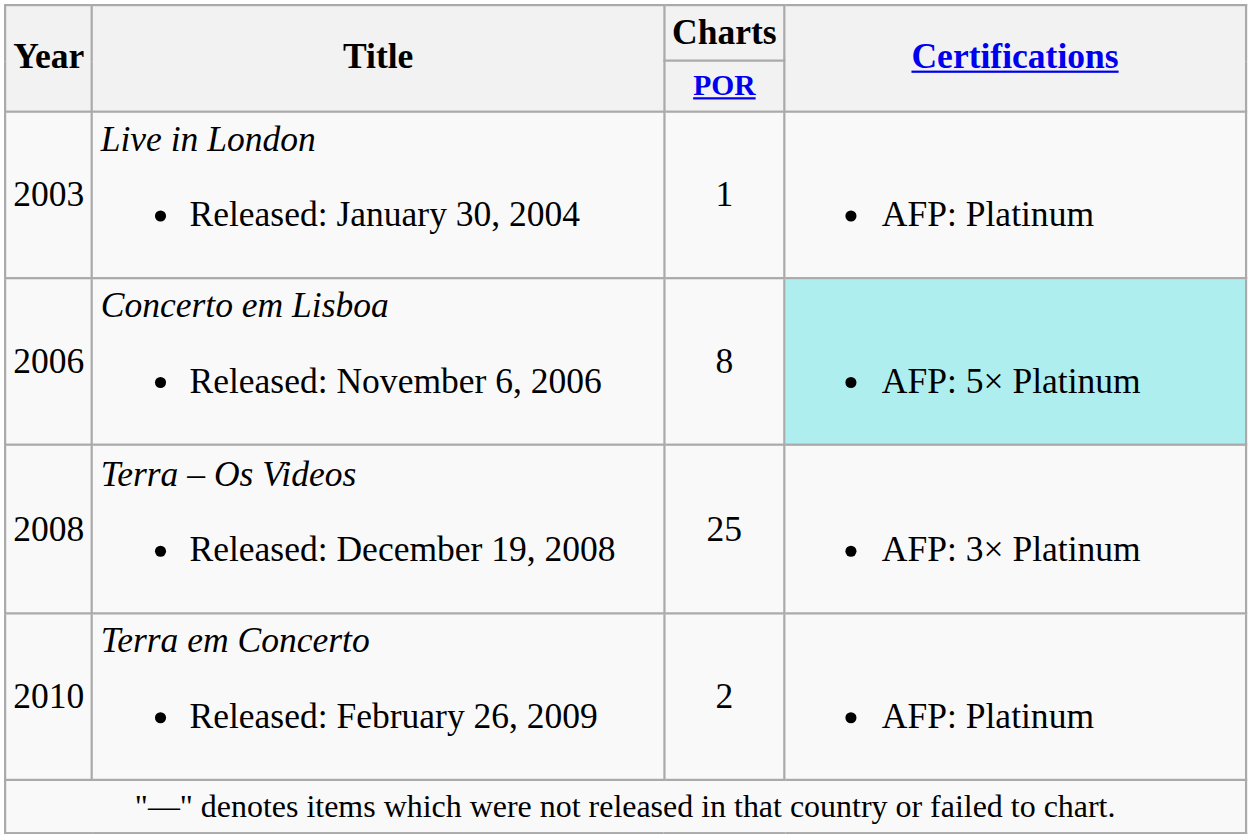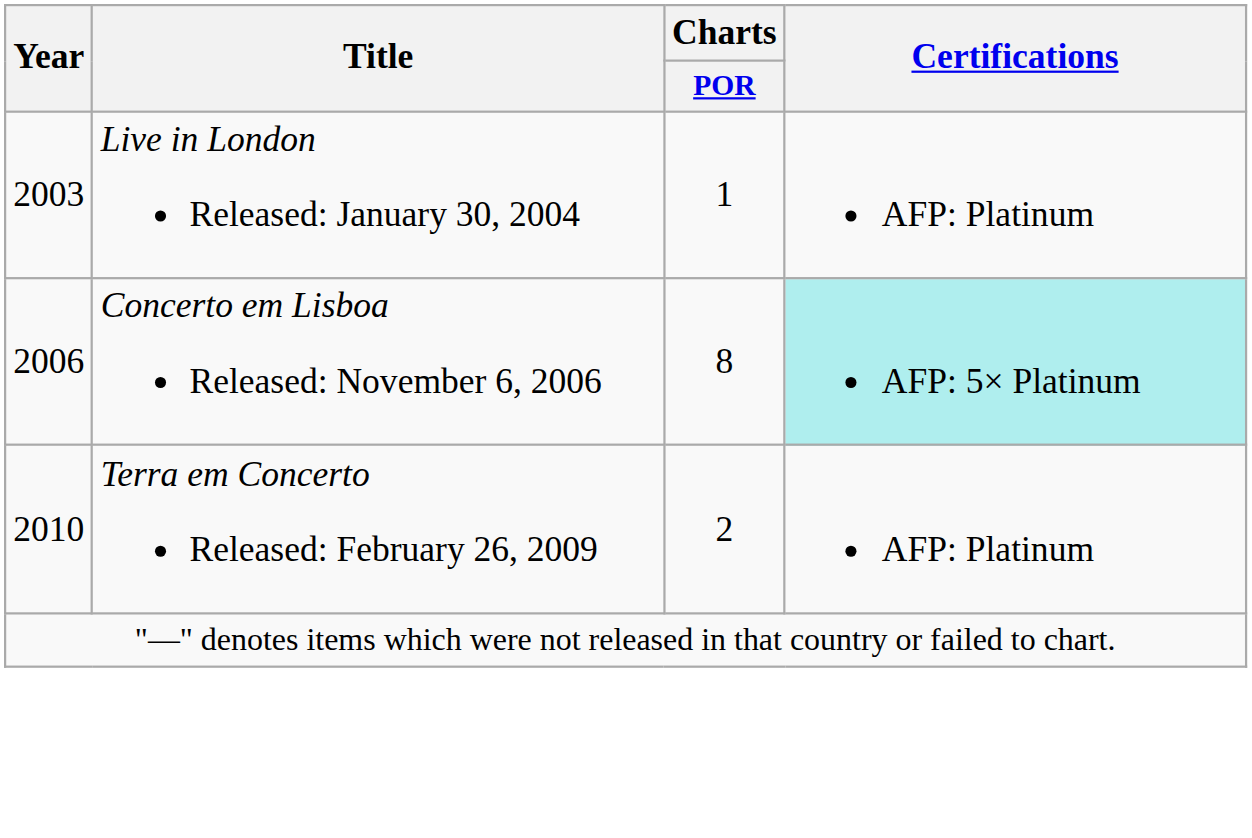- row: (378, 512)
